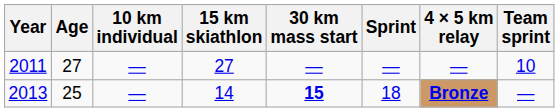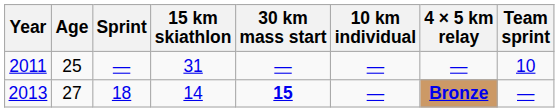columns swapped: (137, 28) <-> (391, 28)
(72, 65) 27 -> (72, 65) 25
(224, 65) 27 -> (193, 65) 31
(72, 93) 25 -> (72, 93) 27
